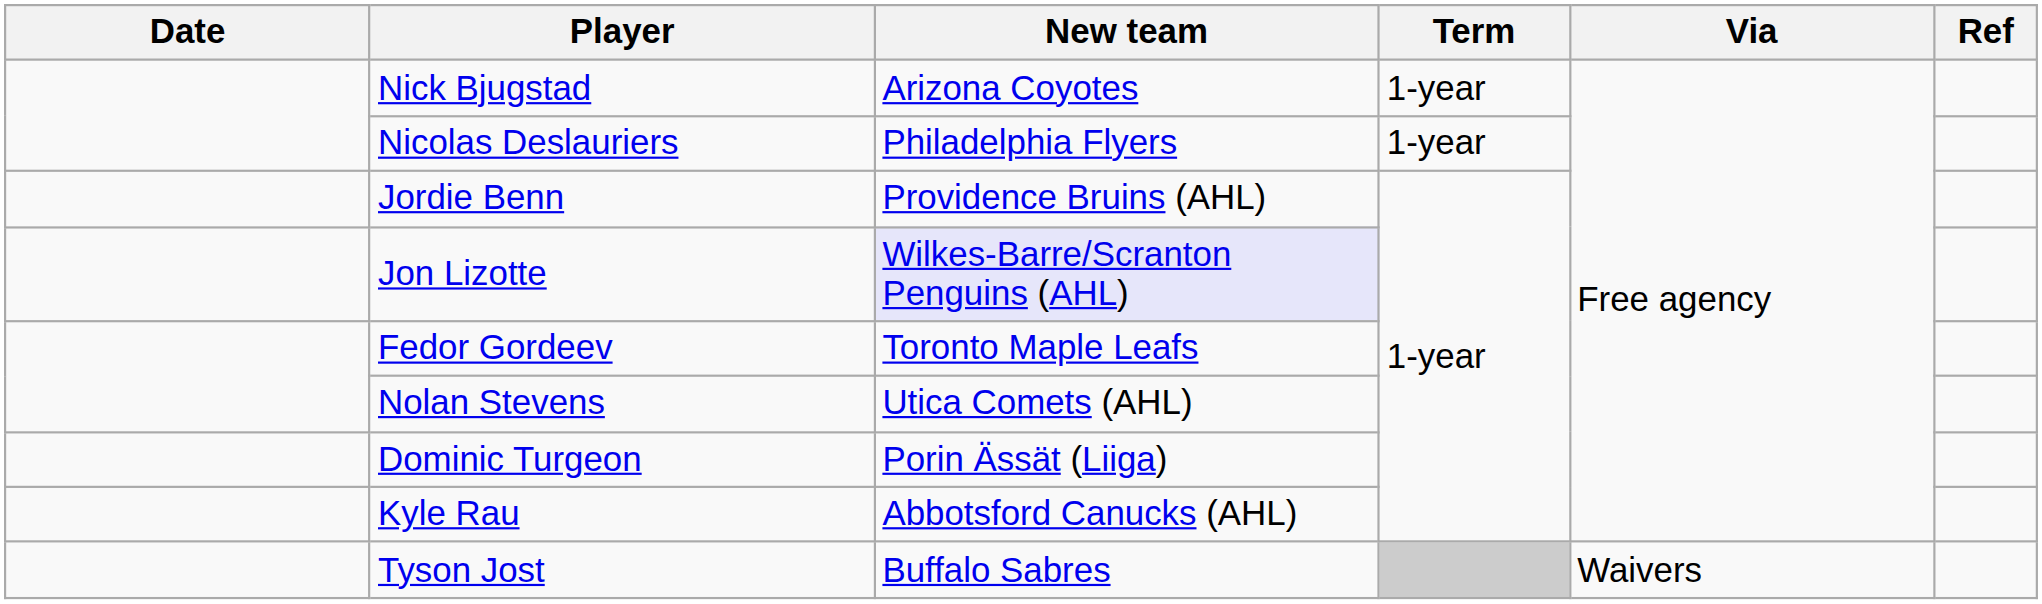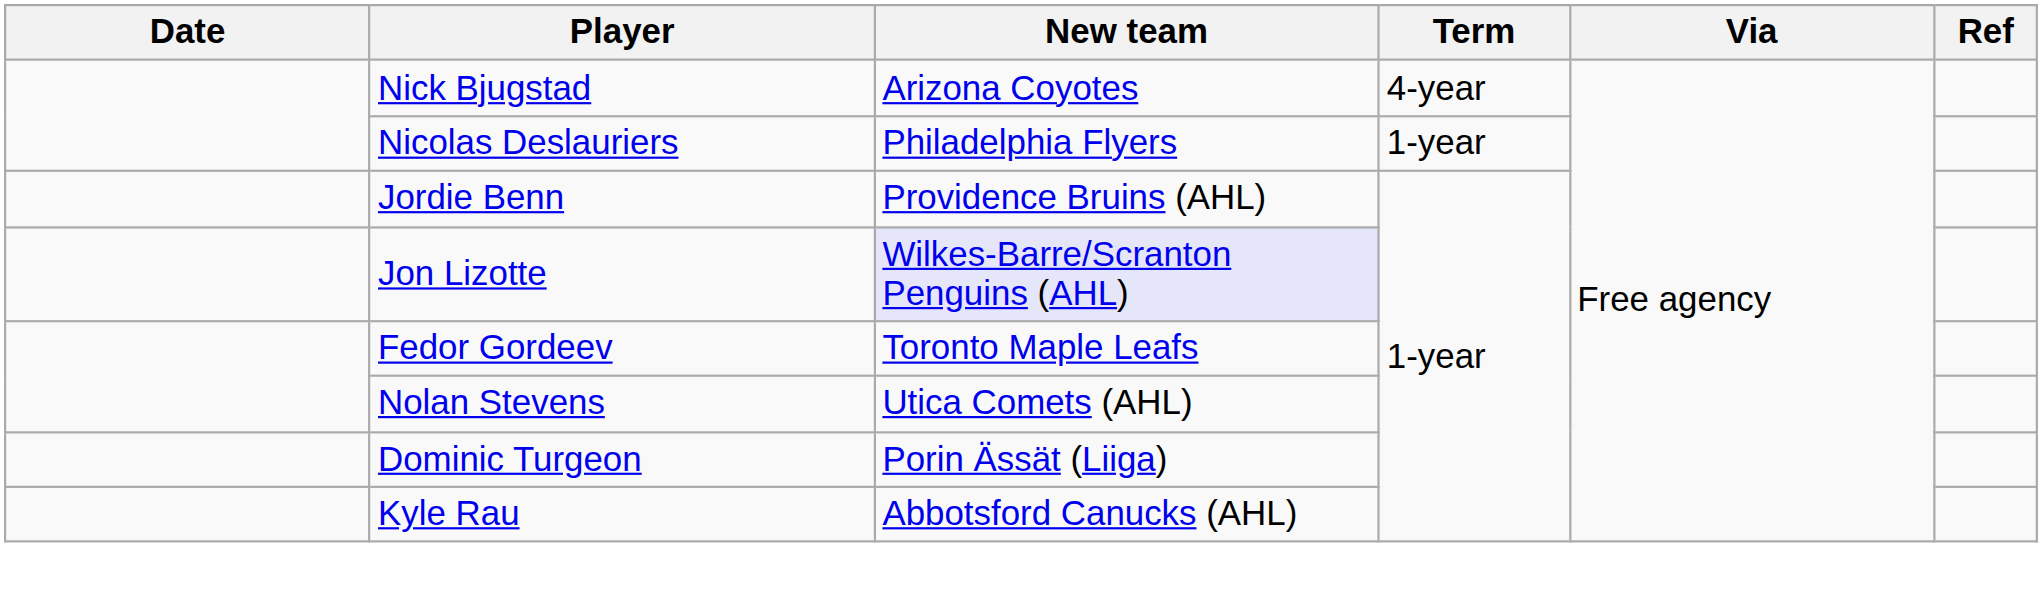(1436, 87) 1-year -> (1436, 87) 4-year
- row: (461, 569)
